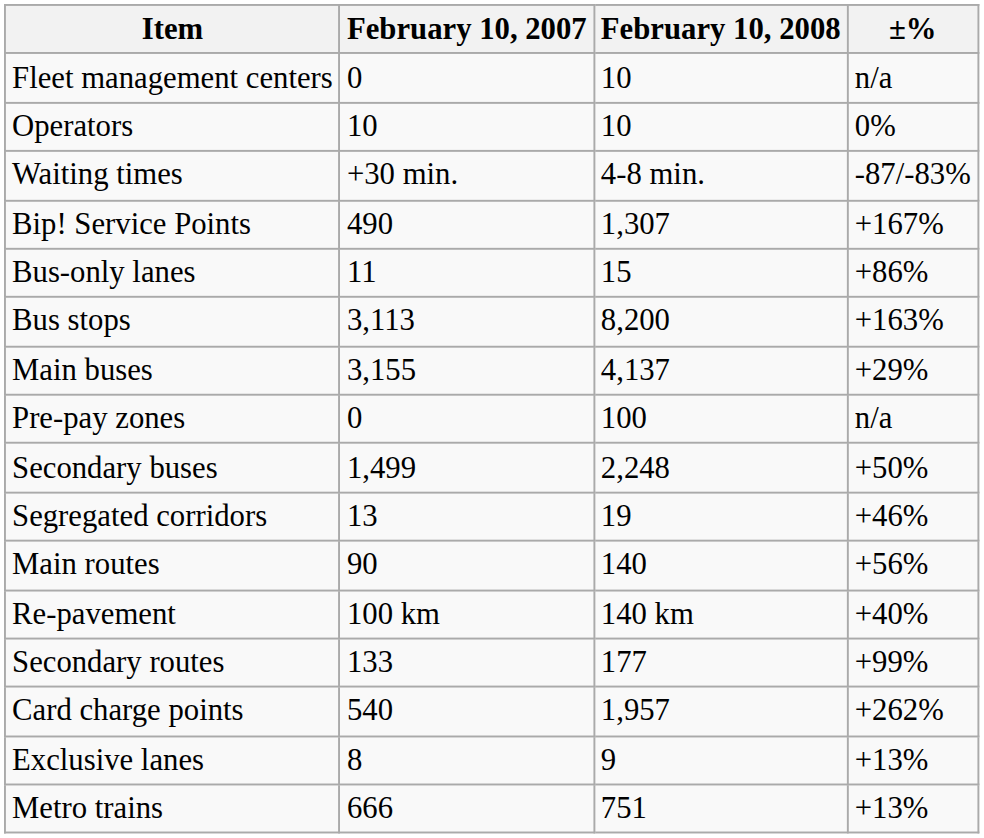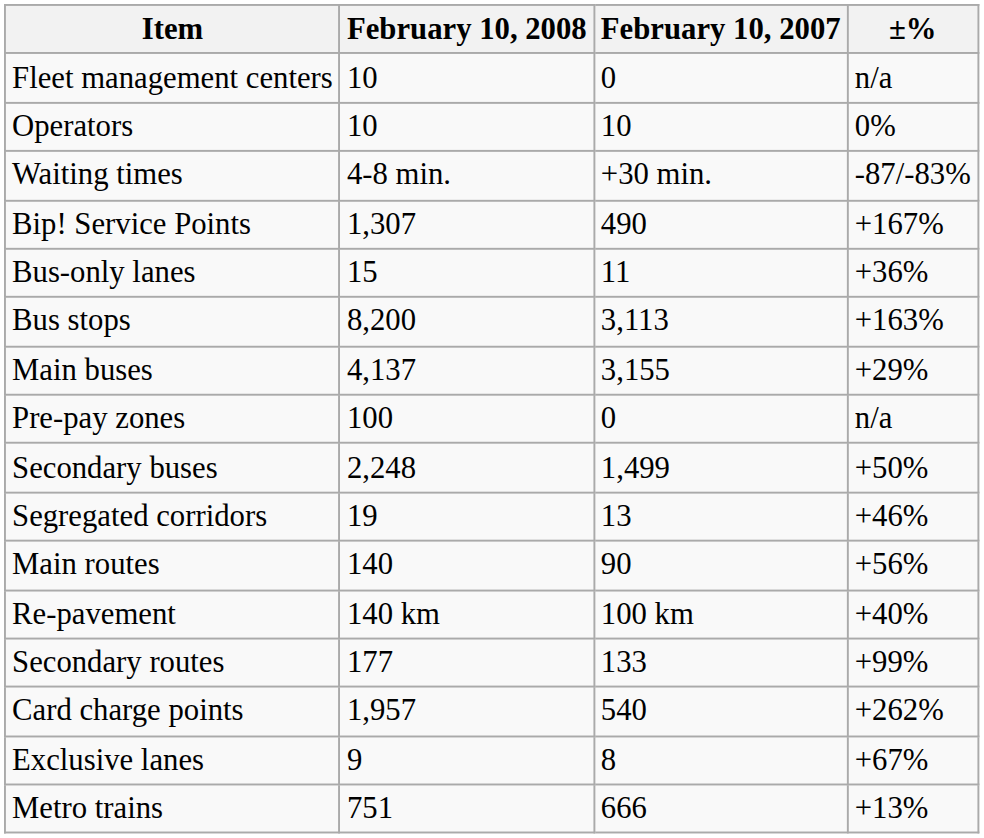columns swapped: (467, 28) <-> (721, 28)
(892, 272) +86% -> (892, 272) +36%
(892, 759) +13% -> (892, 759) +67%
